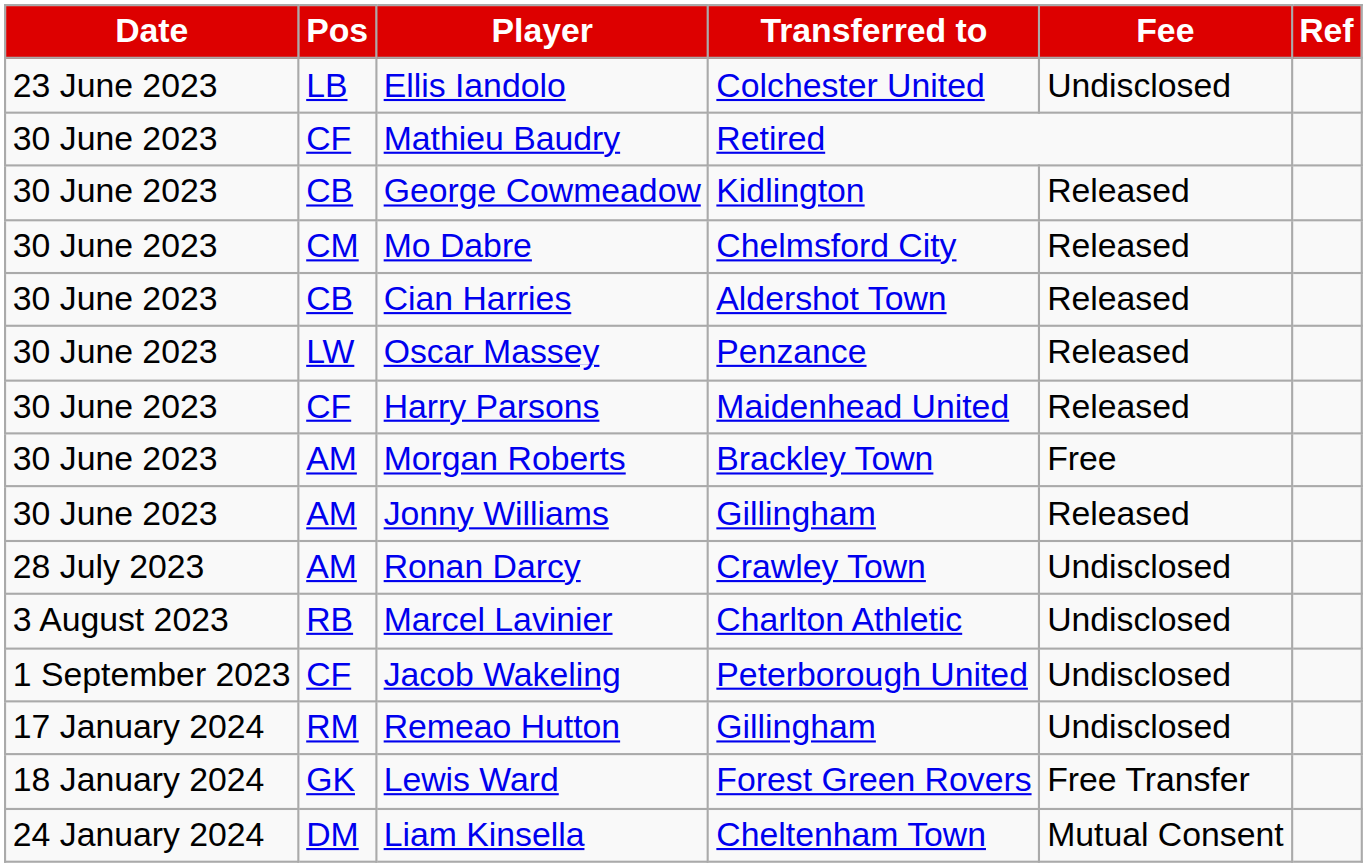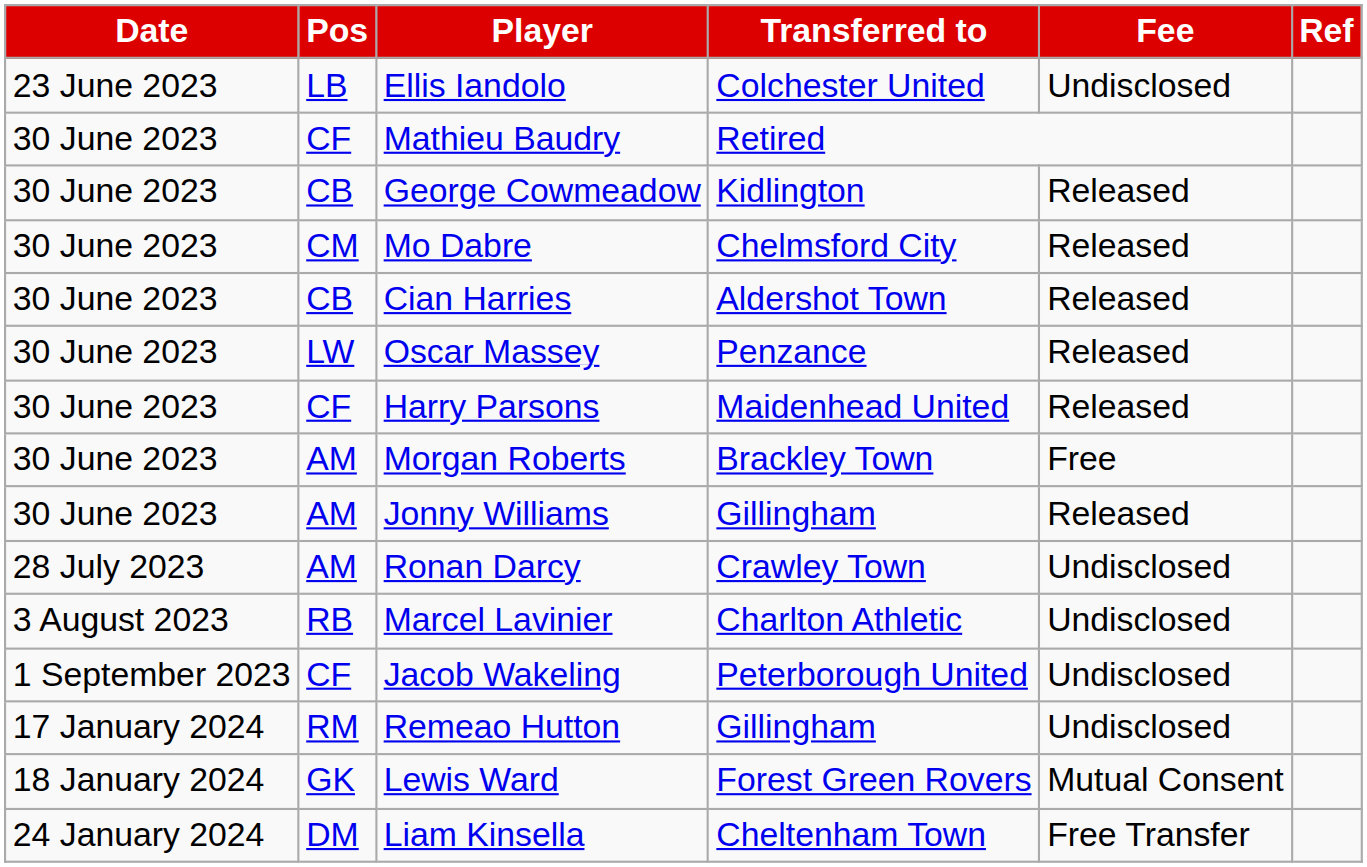(1148, 780) Free Transfer -> (1165, 780) Mutual Consent
(1165, 834) Mutual Consent -> (1148, 834) Free Transfer
